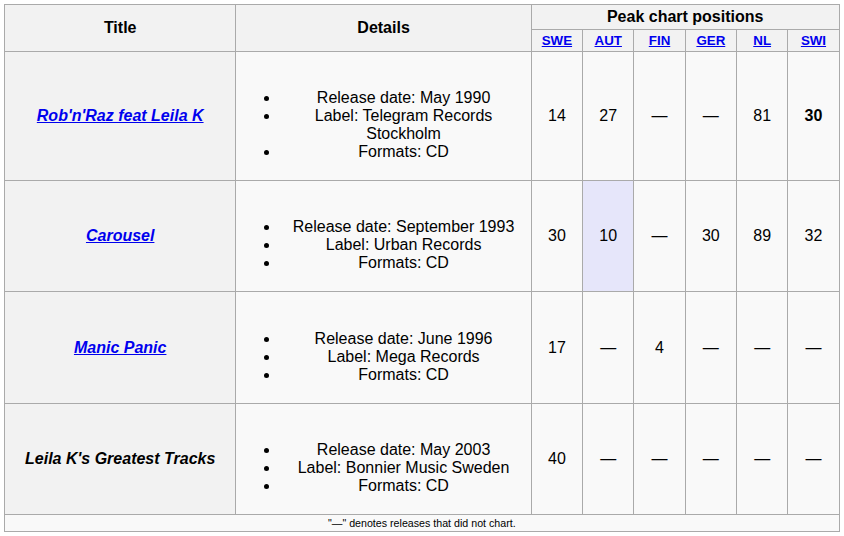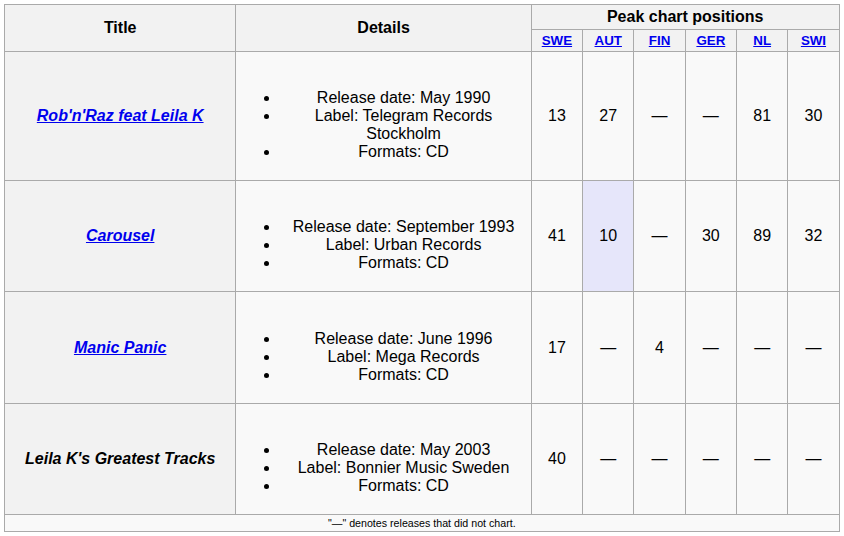(557, 115) 14 -> (557, 115) 13
(813, 115) bold -> (813, 115) normal
(557, 236) 30 -> (557, 236) 41
